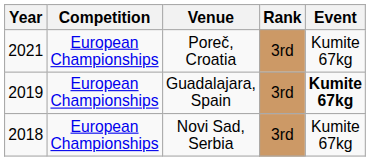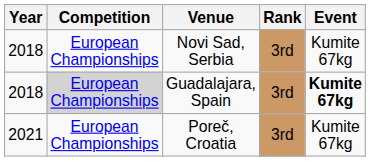rows swapped: (211, 135) <-> (211, 51)
(26, 93) 2019 -> (26, 93) 2018
(105, 93) no background -> (105, 93) lightgrey background
